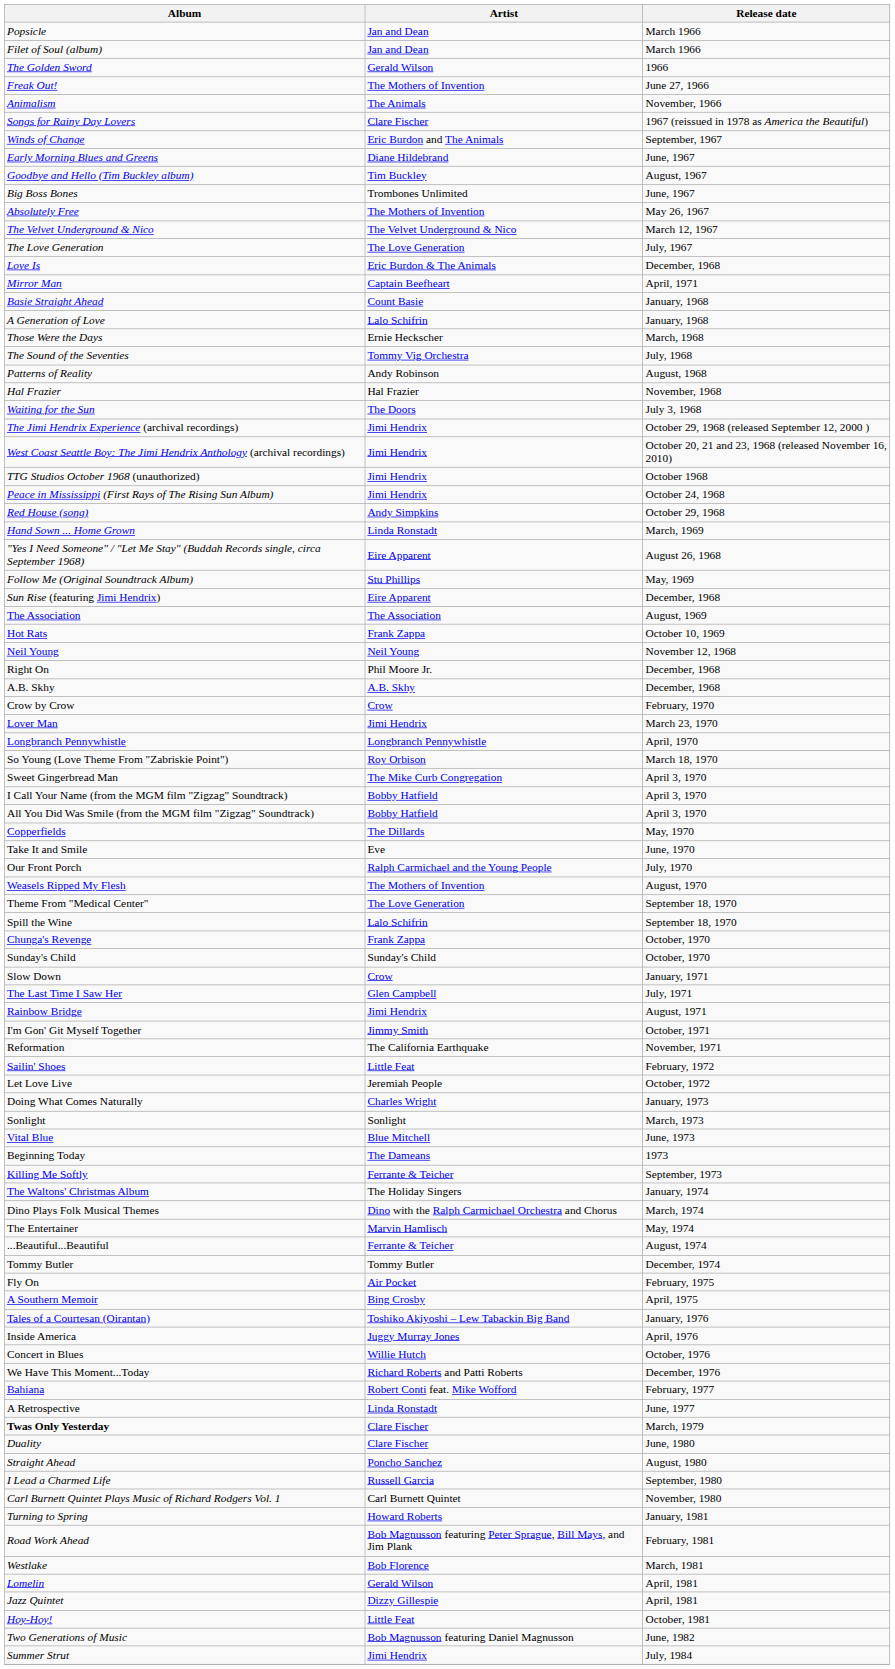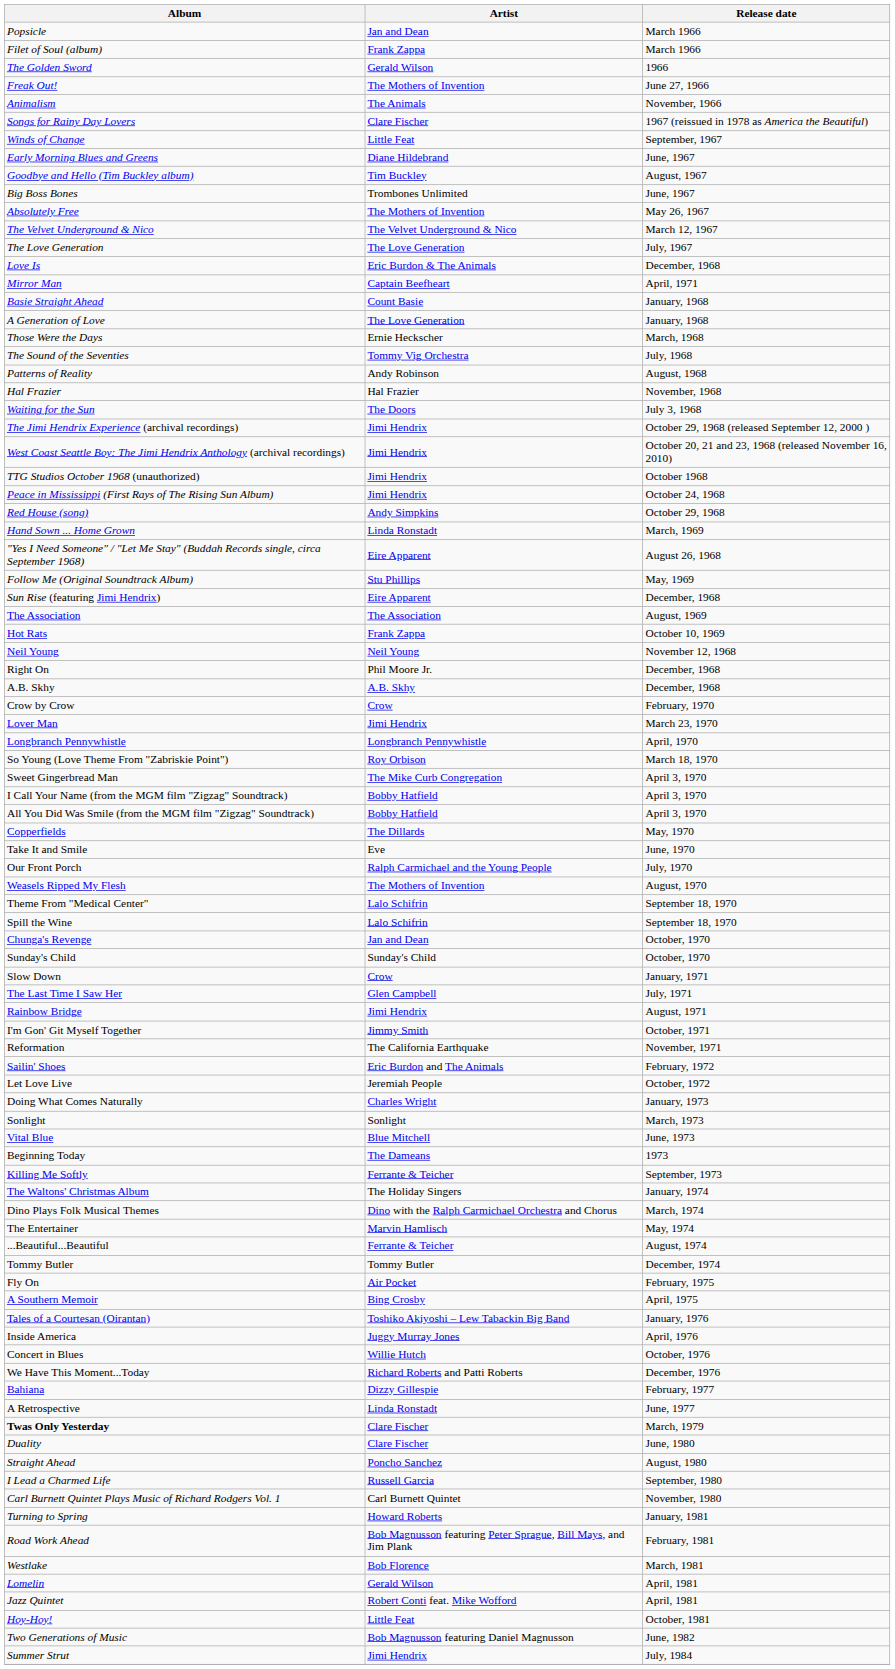(398, 49) Jan and Dean -> (396, 49) Frank Zappa
(435, 139) Eric Burdon and The Animals -> (391, 139) Little Feat
(398, 319) Lalo Schifrin -> (416, 319) The Love Generation
(416, 903) The Love Generation -> (398, 903) Lalo Schifrin
(396, 939) Frank Zappa -> (398, 939) Jan and Dean
(391, 1065) Little Feat -> (435, 1065) Eric Burdon and The Animals
(442, 1390) Robert Conti feat. Mike Wofford -> (403, 1390) Dizzy Gillespie
(403, 1601) Dizzy Gillespie -> (442, 1601) Robert Conti feat. Mike Wofford
